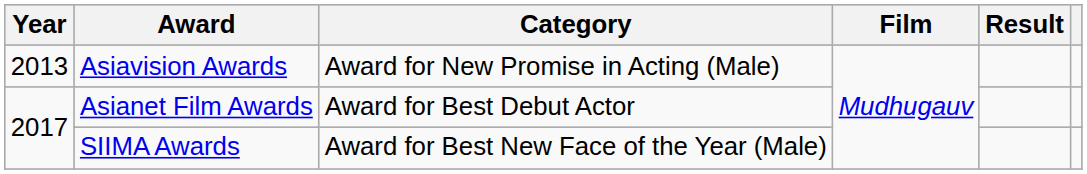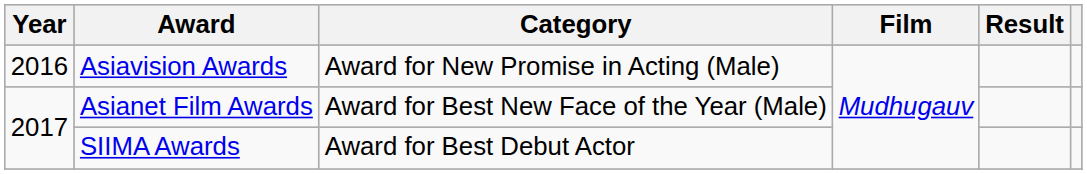(39, 65) 2013 -> (39, 65) 2016
(480, 106) Award for Best Debut Actor -> (576, 106) Award for Best New Face of the Year (Male)
(576, 147) Award for Best New Face of the Year (Male) -> (480, 147) Award for Best Debut Actor
